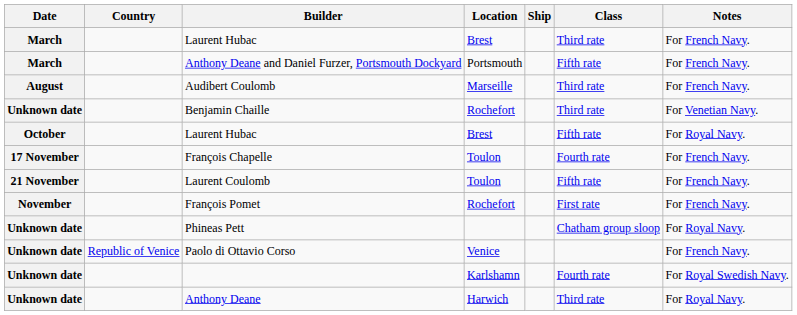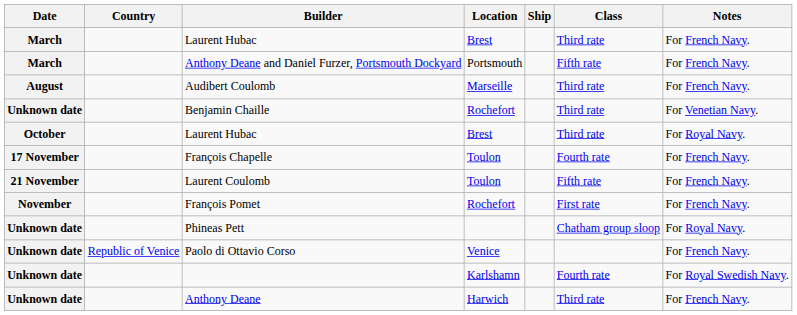(579, 133) Fifth rate -> (581, 133) Third rate
(705, 298) For Royal Navy. -> (708, 298) For French Navy.
